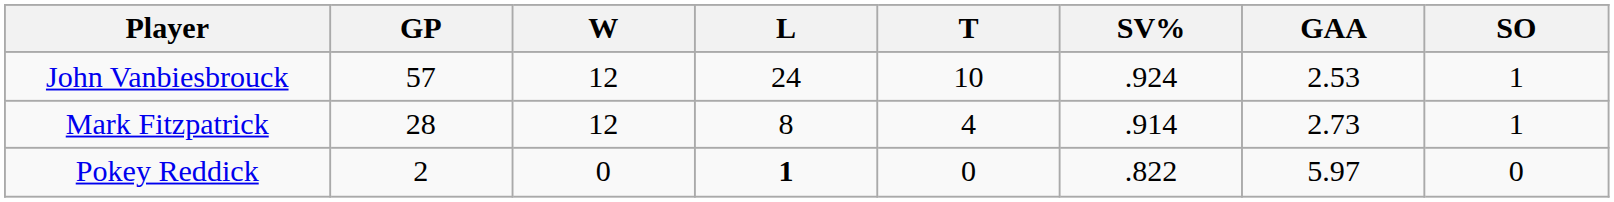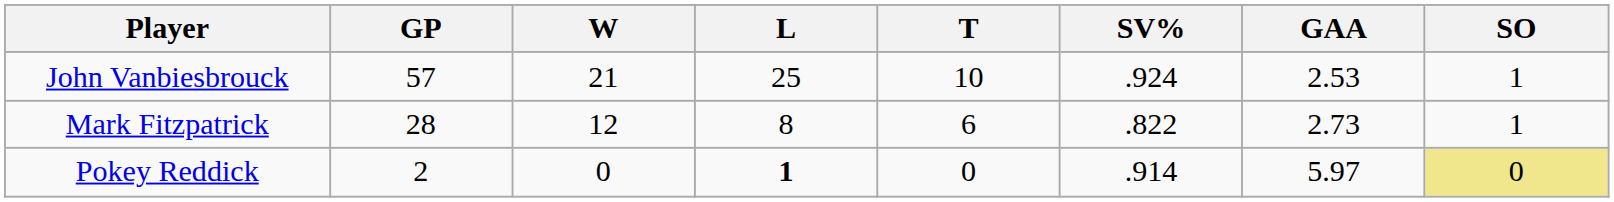(603, 76) 12 -> (603, 76) 21
(786, 76) 24 -> (786, 76) 25
(968, 123) 4 -> (968, 123) 6
(1151, 123) .914 -> (1151, 123) .822
(1151, 171) .822 -> (1151, 171) .914
(1516, 171) no background -> (1516, 171) khaki background
